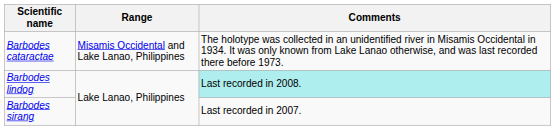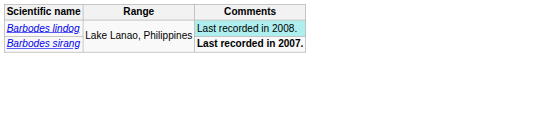- row: (30, 51)
(251, 111) normal -> (250, 44) bold
